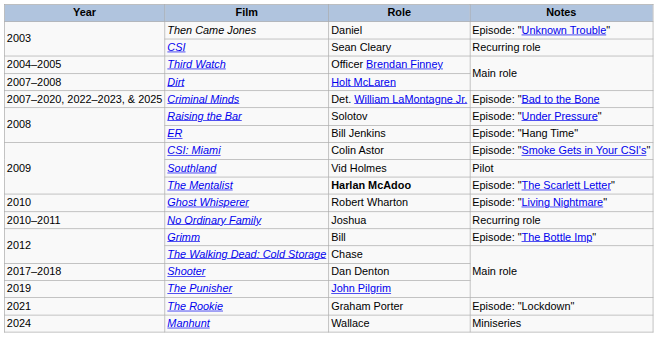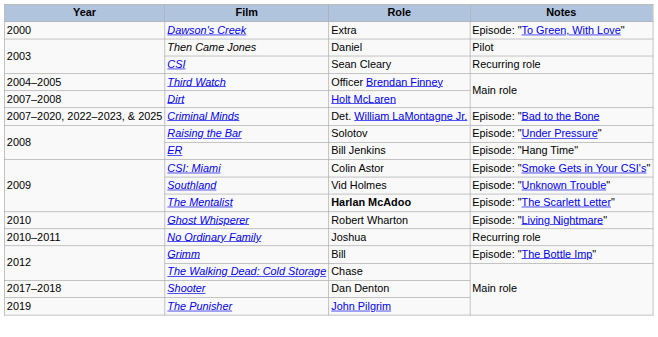+ row: (207, 30)
(541, 30) Episode: "Unknown Trouble" -> (483, 47) Pilot
(483, 168) Pilot -> (541, 185) Episode: "Unknown Trouble"
- row: (195, 306)
- row: (189, 323)
